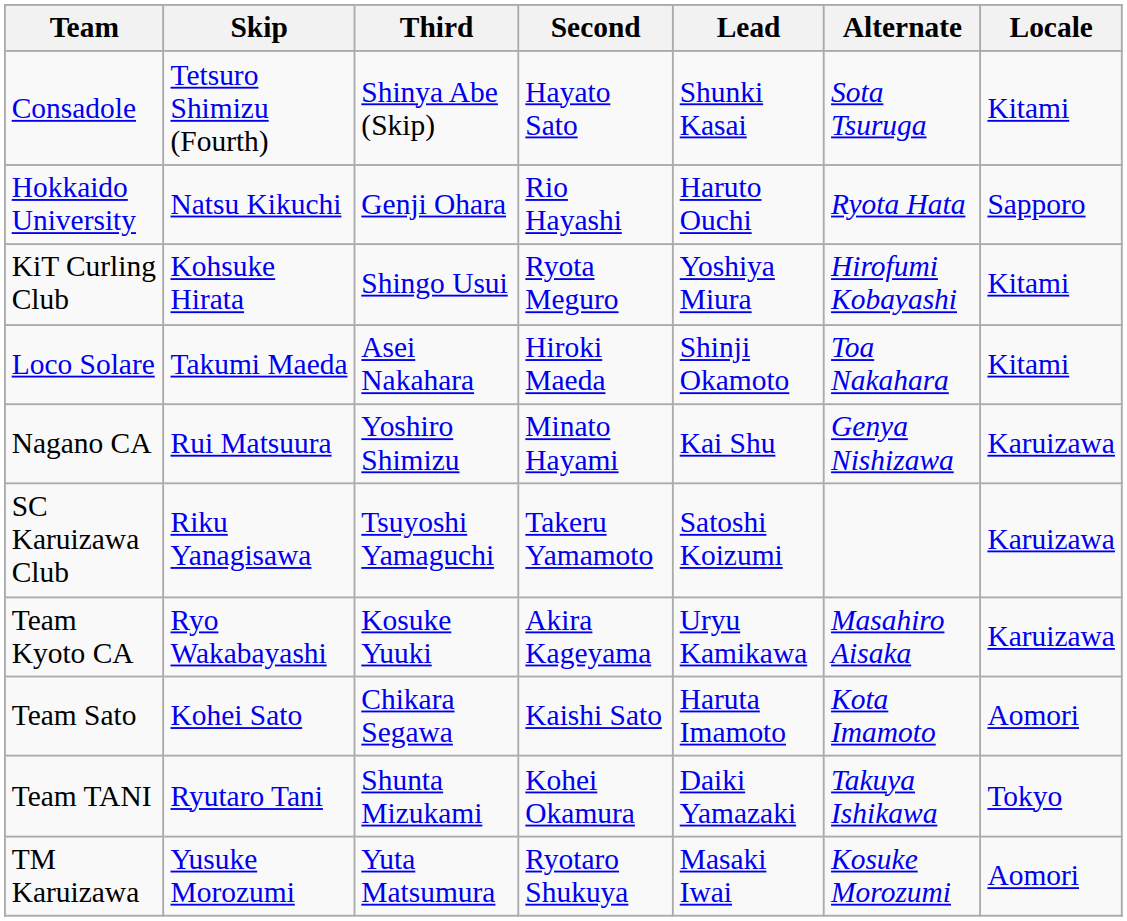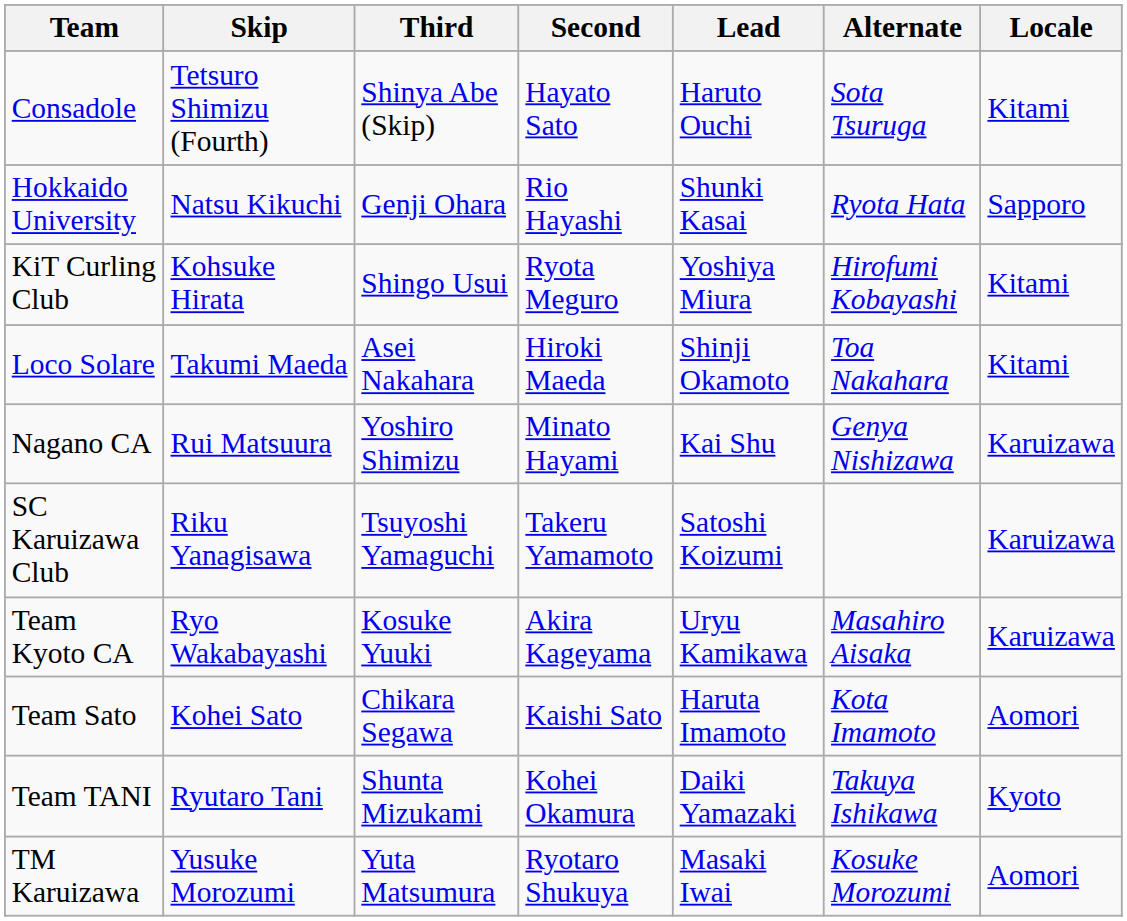(721, 107) Shunki Kasai -> (721, 107) Haruto Ouchi
(721, 204) Haruto Ouchi -> (721, 204) Shunki Kasai
(1025, 795) Tokyo -> (1024, 795) Kyoto
